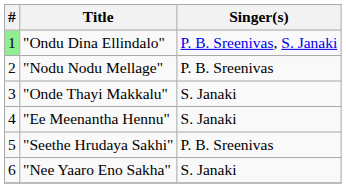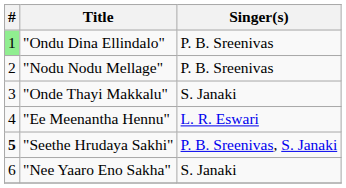(259, 43) P. B. Sreenivas, S. Janaki -> (227, 43) P. B. Sreenivas
(209, 119) S. Janaki -> (220, 119) L. R. Eswari
(12, 145) normal -> (12, 145) bold
(227, 145) P. B. Sreenivas -> (259, 145) P. B. Sreenivas, S. Janaki
